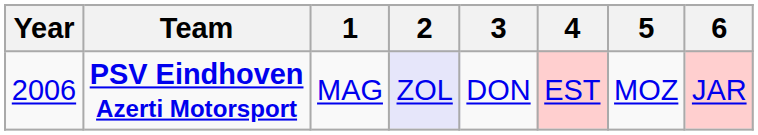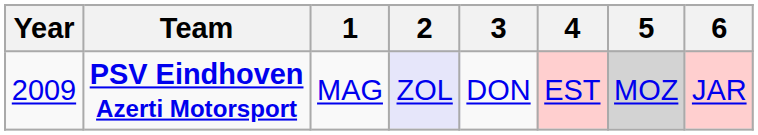(44, 90) 2006 -> (44, 90) 2009
(646, 90) no background -> (646, 90) lightgrey background
